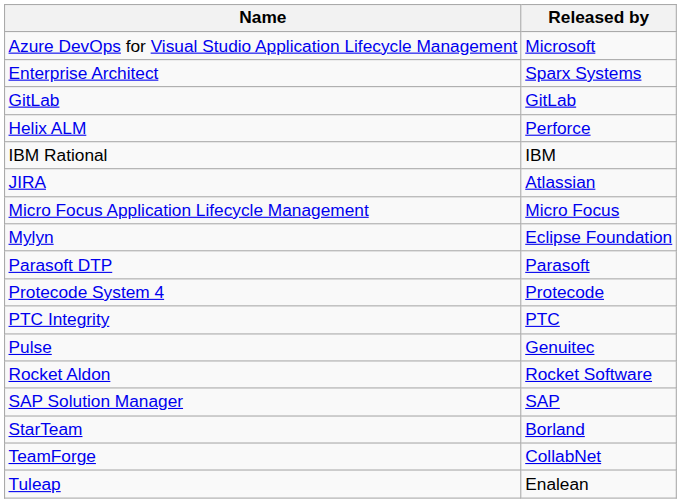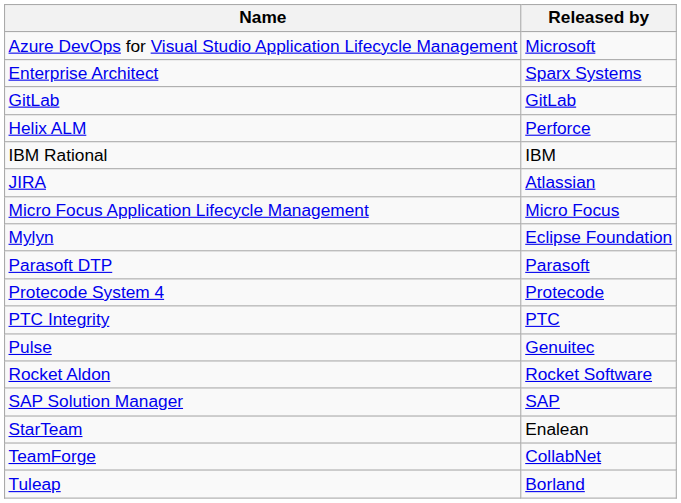(555, 429) Borland -> (557, 429) Enalean
(557, 484) Enalean -> (555, 484) Borland
